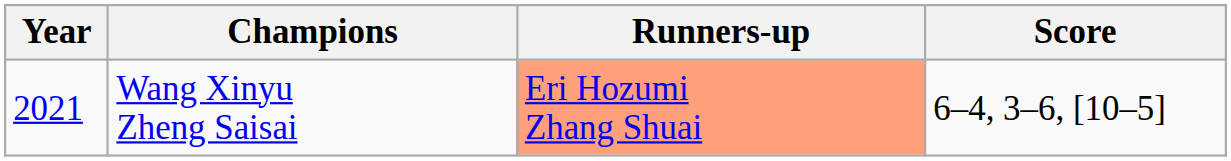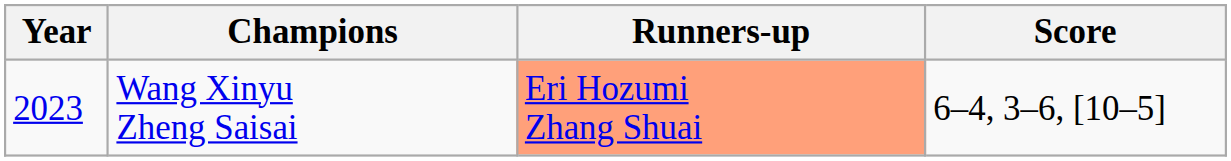(48, 107) 2021 -> (48, 107) 2023
